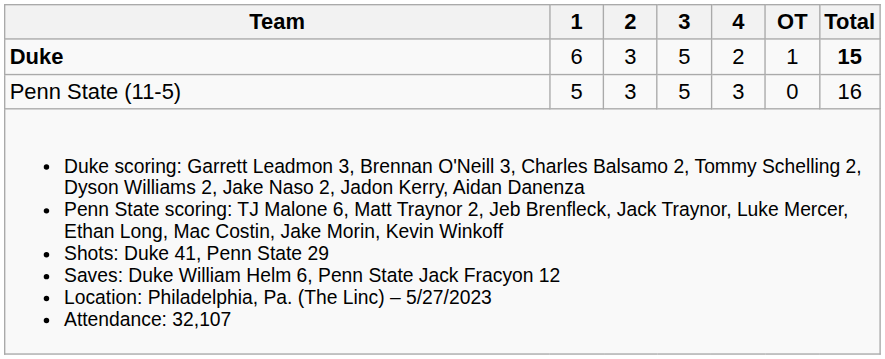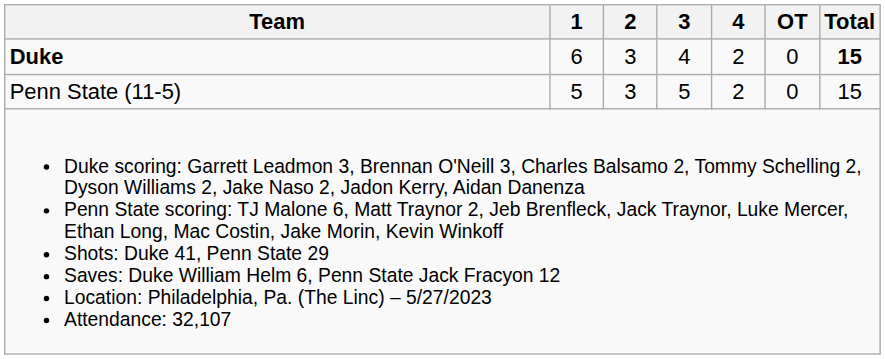(684, 56) 5 -> (684, 56) 4
(792, 56) 1 -> (792, 56) 0
(738, 91) 3 -> (738, 91) 2
(850, 91) 16 -> (850, 91) 15
